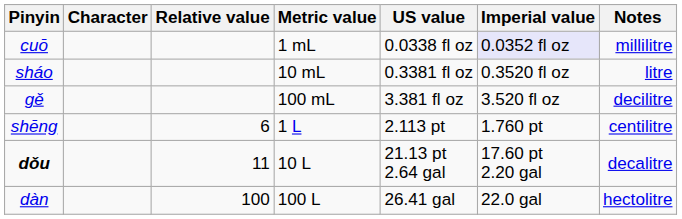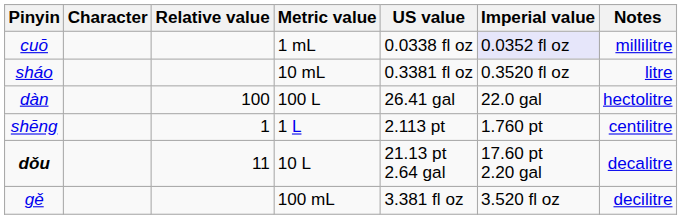rows swapped: (34, 99) <-> (34, 200)
(265, 126) 6 -> (265, 126) 1
